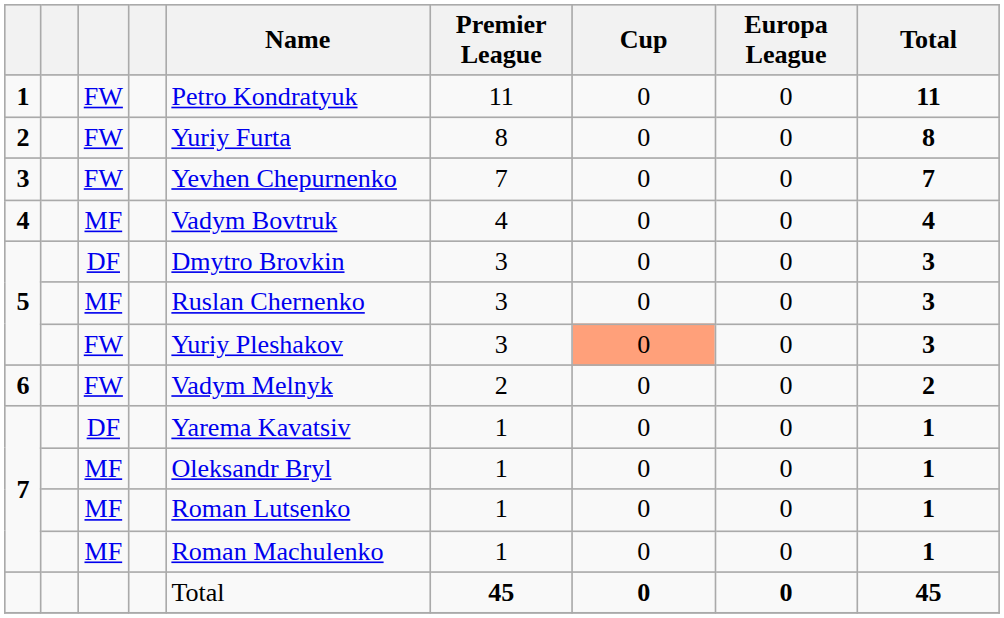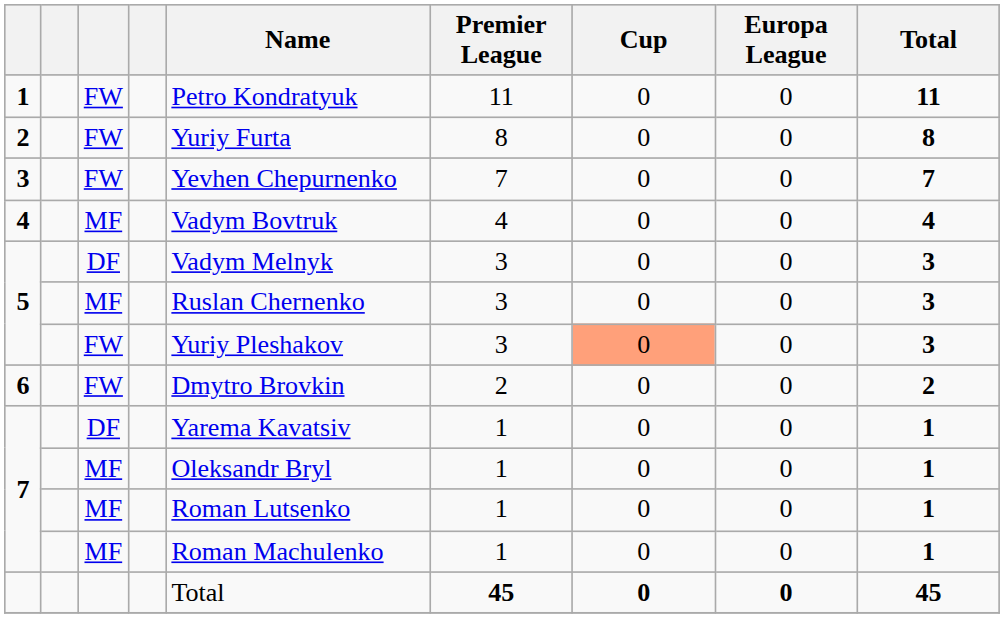(258, 261) Dmytro Brovkin -> (252, 261) Vadym Melnyk
(252, 385) Vadym Melnyk -> (258, 385) Dmytro Brovkin
